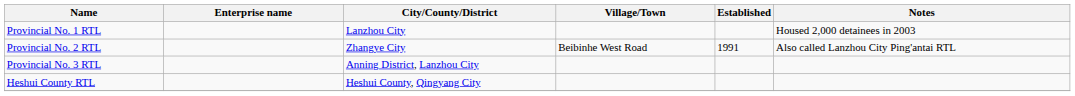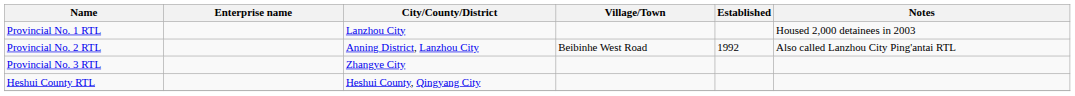(376, 47) Zhangye City -> (412, 47) Anning District, Lanzhou City
(728, 47) 1991 -> (728, 47) 1992
(412, 64) Anning District, Lanzhou City -> (376, 64) Zhangye City
